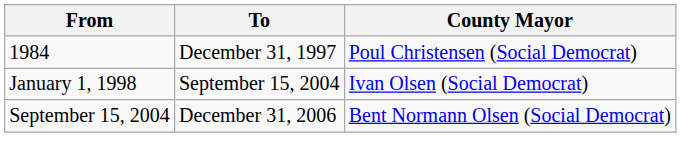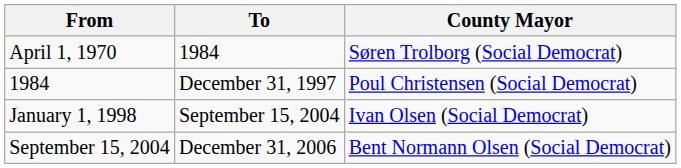+ row: (63, 52)
